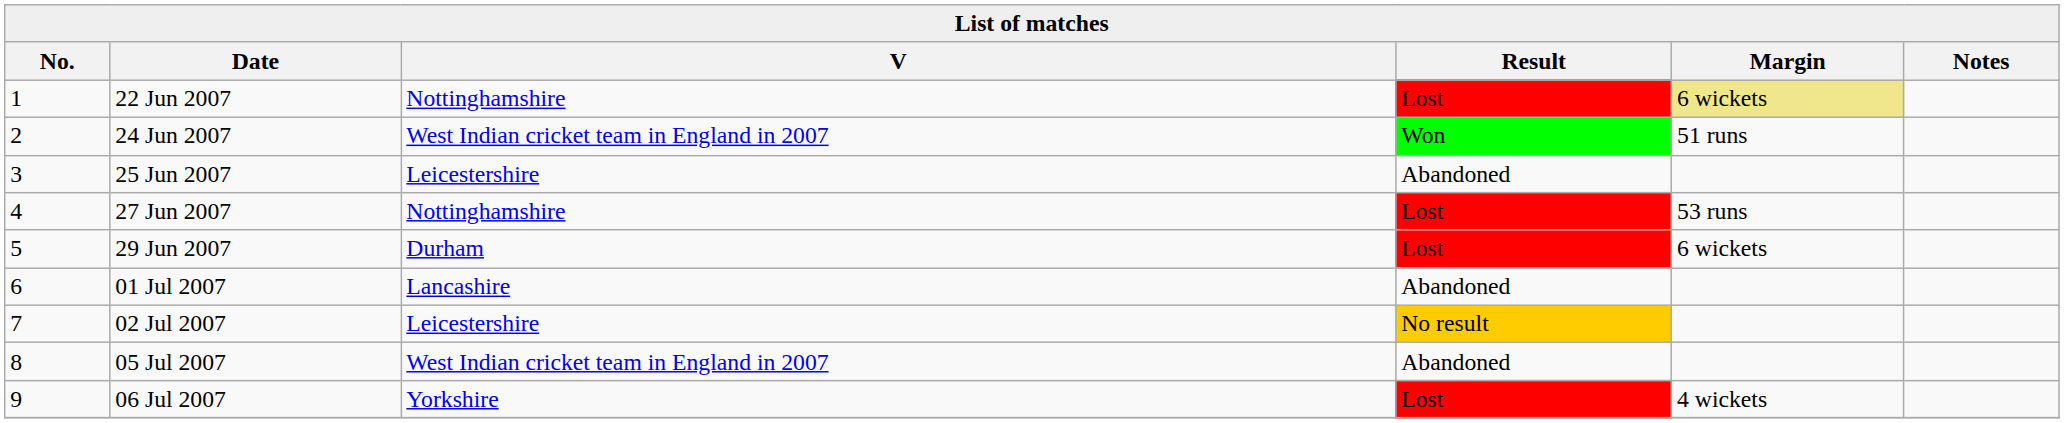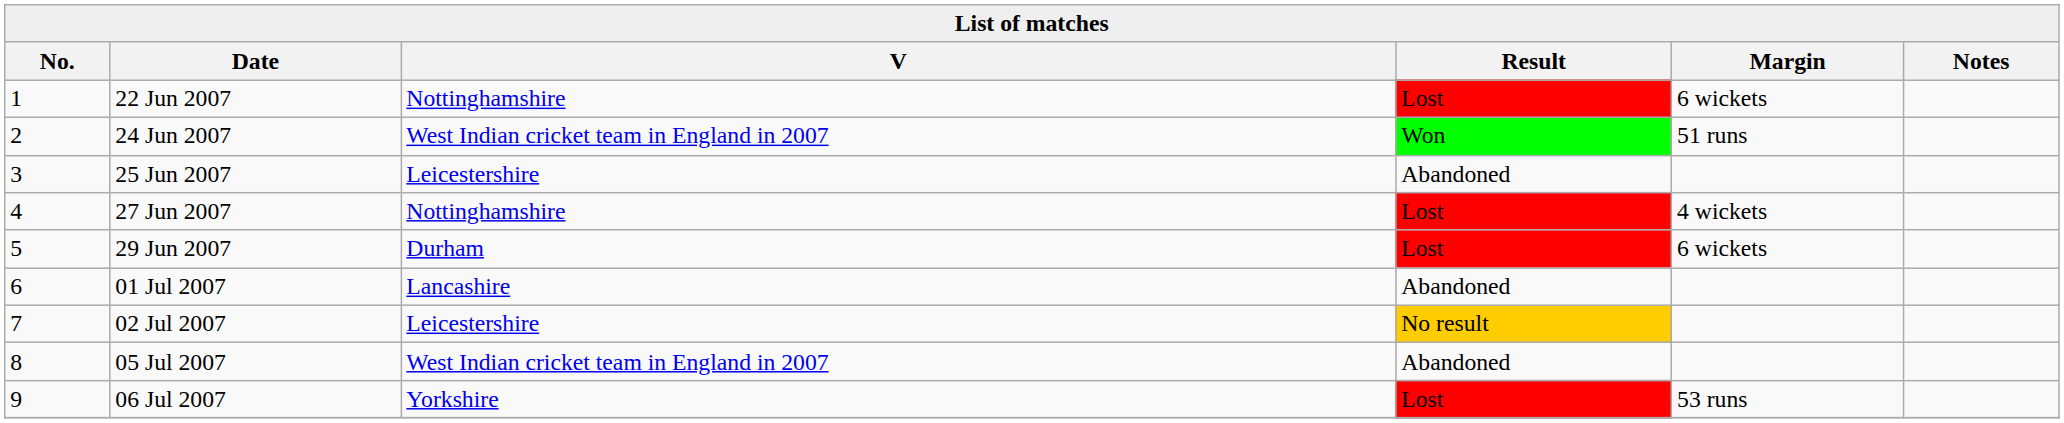(1722, 98) khaki background -> (1722, 98) no background
(1712, 211) 53 runs -> (1722, 211) 4 wickets
(1722, 398) 4 wickets -> (1712, 398) 53 runs
